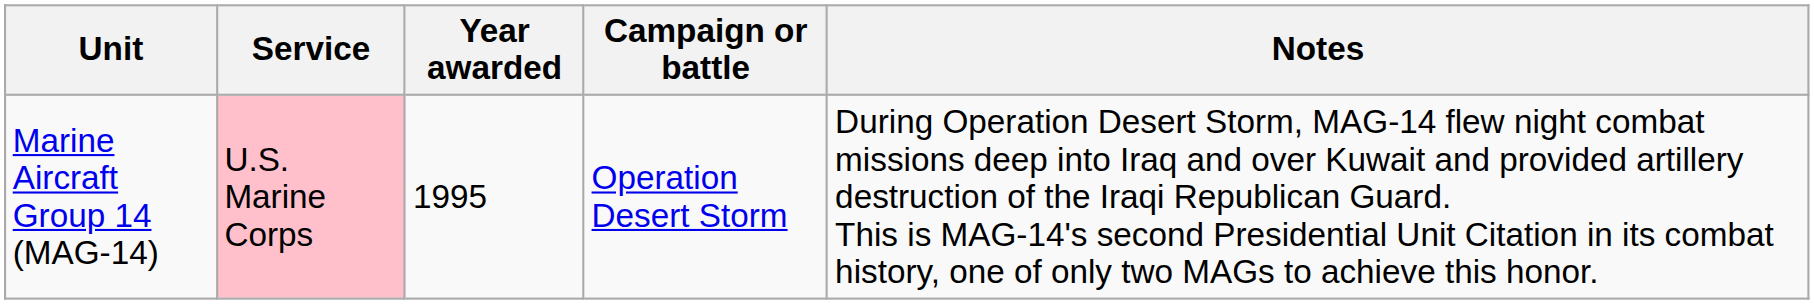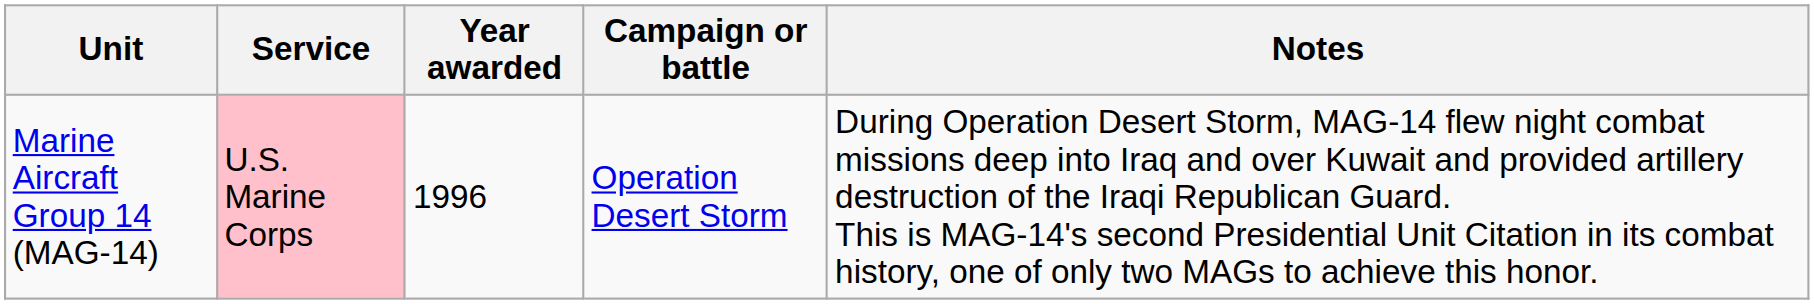(450, 196) 1995 -> (450, 196) 1996
